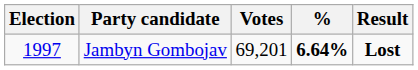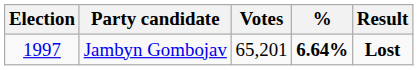(262, 49) 69,201 -> (262, 49) 65,201
